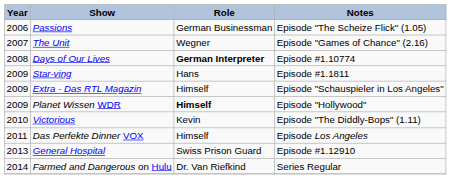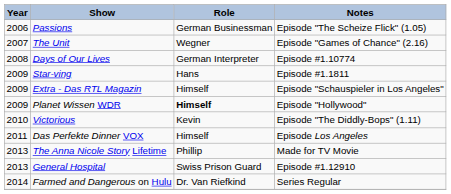(220, 58) bold -> (217, 58) normal
+ row: (100, 151)
